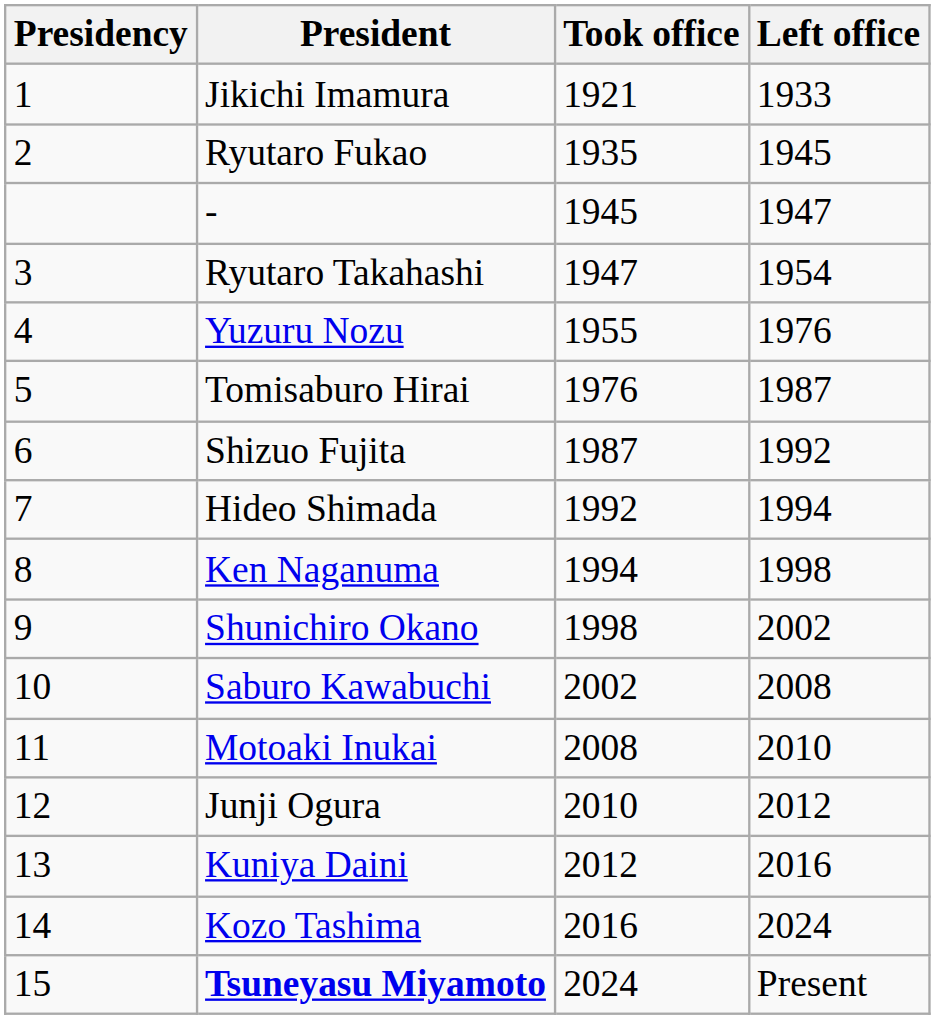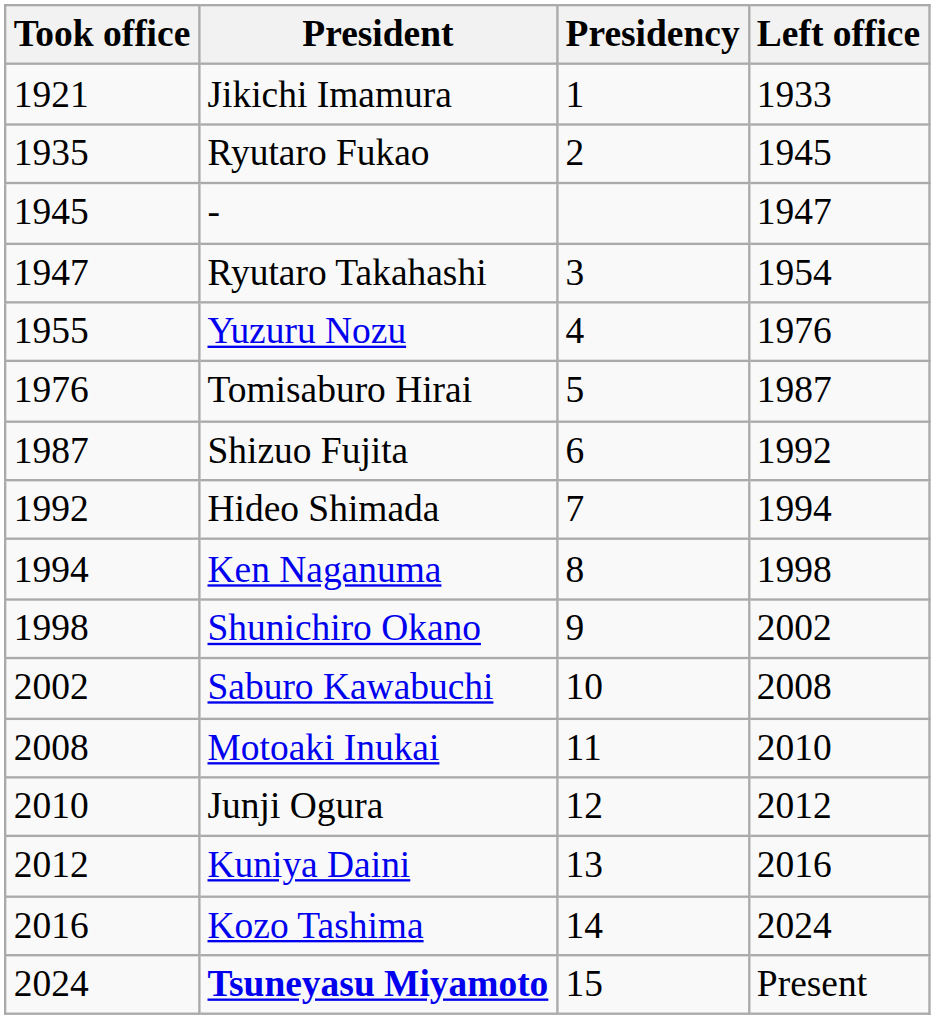columns swapped: (101, 34) <-> (651, 34)
